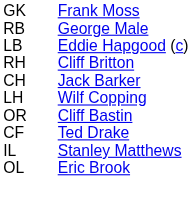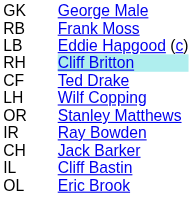(99, 11) Frank Moss -> (103, 11) George Male
(103, 28) George Male -> (99, 28) Frank Moss
(96, 63) no background -> (96, 63) paleturquoise background
rows swapped: (15, 80) <-> (14, 133)
(95, 115) Cliff Bastin -> (120, 115) Stanley Matthews
+ row: (11, 133)
(120, 150) Stanley Matthews -> (95, 168) Cliff Bastin
